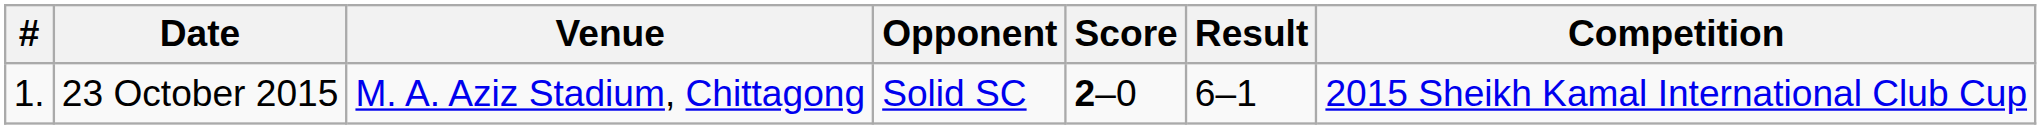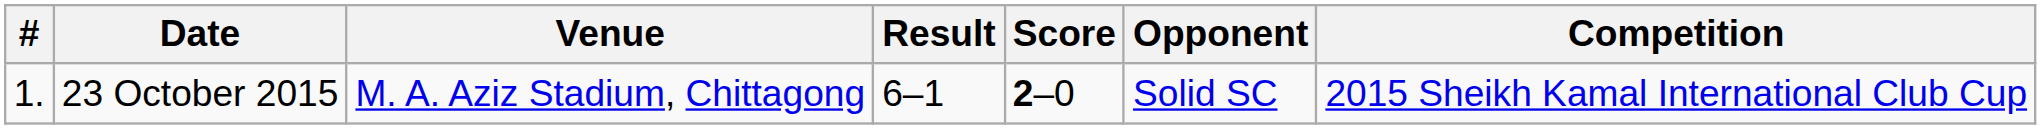columns swapped: (970, 33) <-> (1252, 33)
